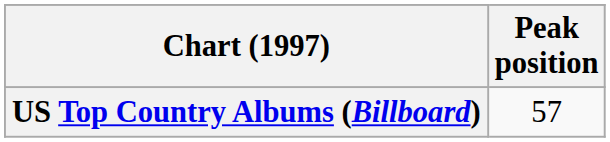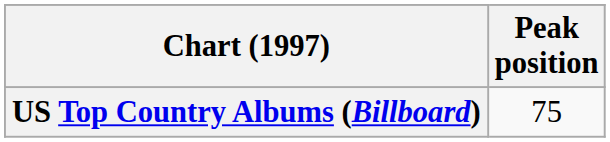(547, 111) 57 -> (547, 111) 75
